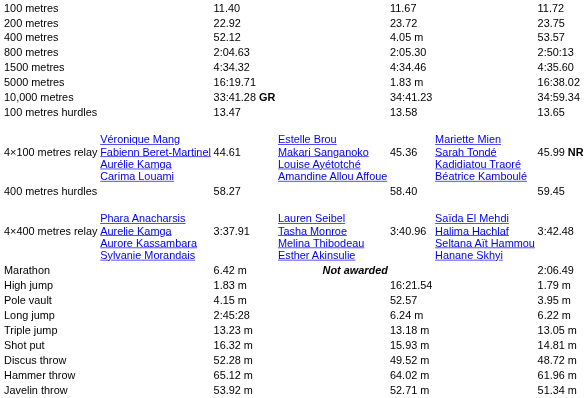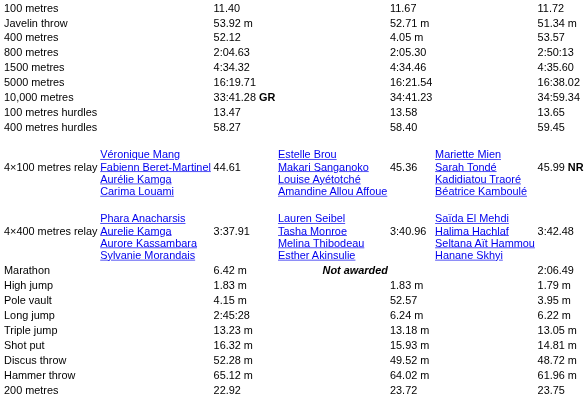rows swapped: (31, 23) <-> (36, 390)
(407, 83) 1.83 m -> (411, 83) 16:21.54
rows swapped: (51, 191) <-> (51, 152)
(411, 285) 16:21.54 -> (407, 285) 1.83 m
